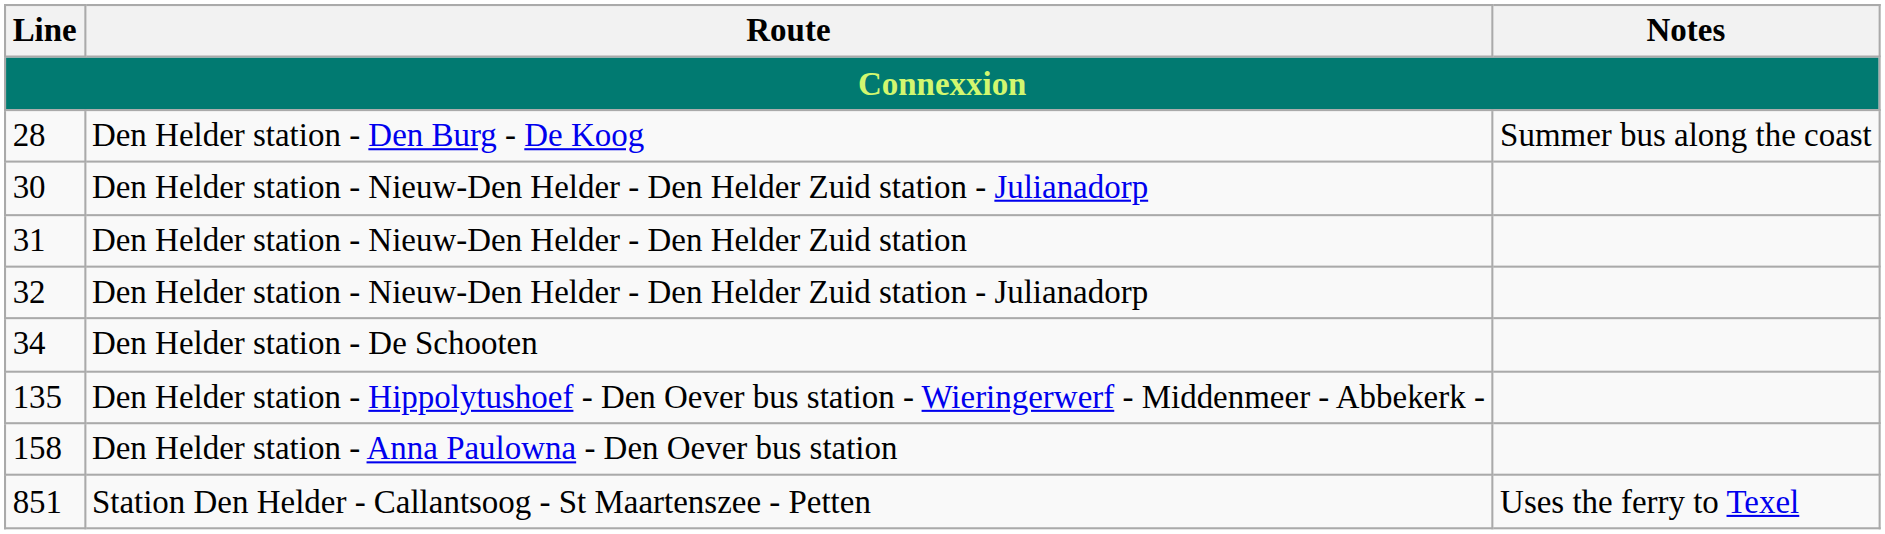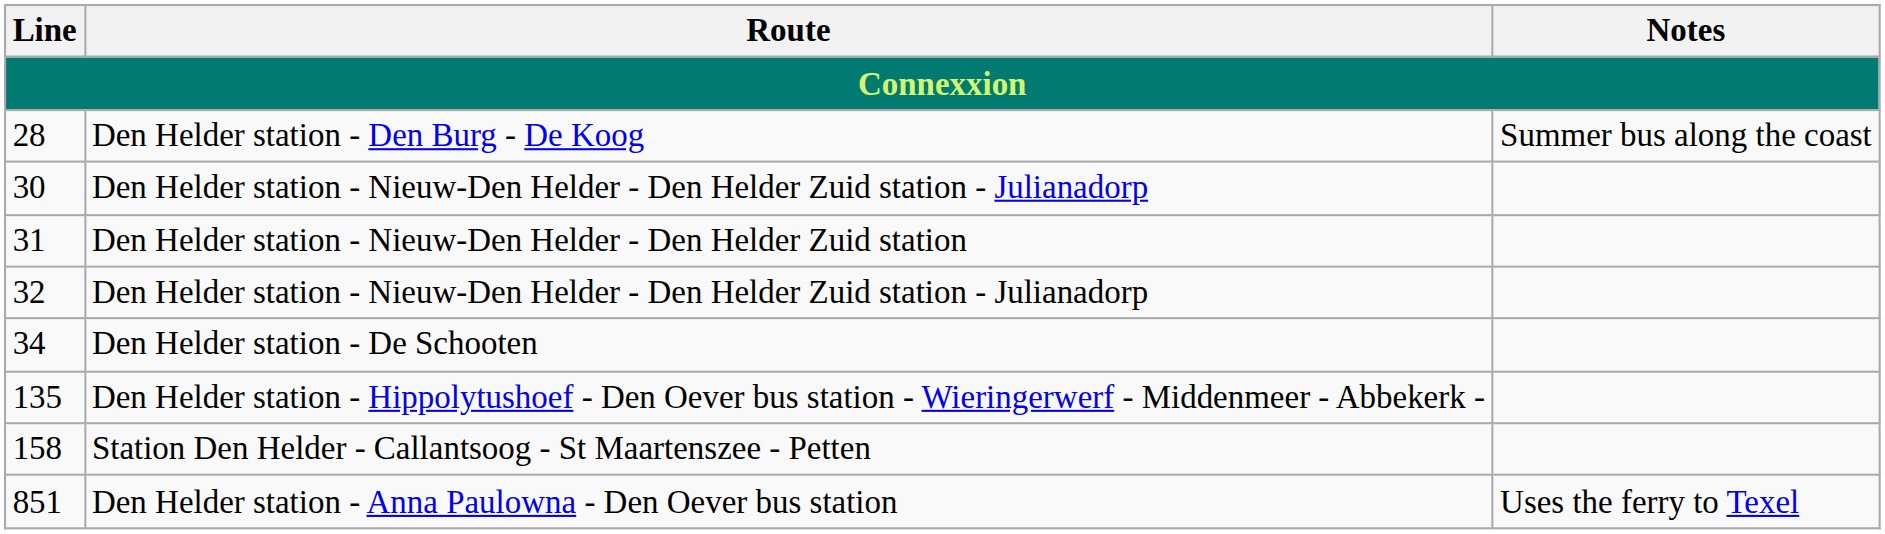(495, 448) Den Helder station - Anna Paulowna - Den Oever bus station -> (481, 448) Station Den Helder - Callantsoog - St Maartenszee - Petten
(481, 501) Station Den Helder - Callantsoog - St Maartenszee - Petten -> (495, 501) Den Helder station - Anna Paulowna - Den Oever bus station
